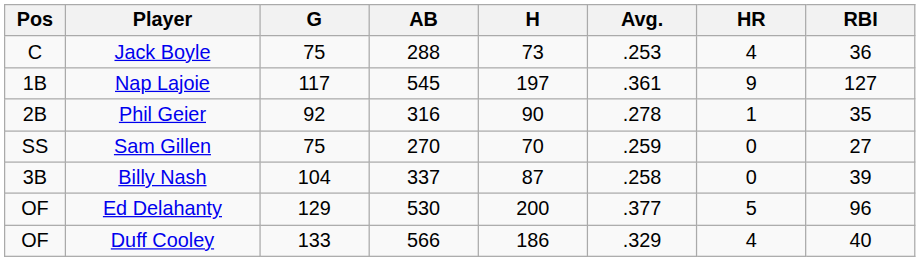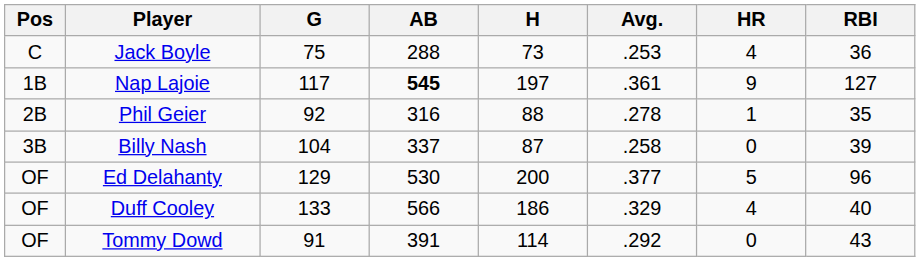(423, 83) normal -> (423, 83) bold
(533, 114) 90 -> (533, 114) 88
- row: (162, 146)
+ row: (162, 240)
